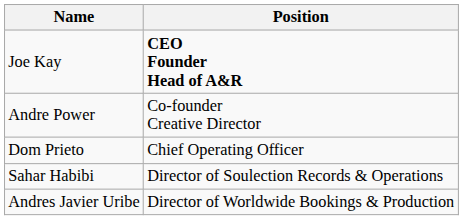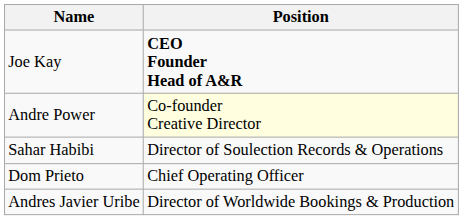(204, 115) no background -> (204, 115) lightyellow background
rows swapped: (51, 176) <-> (46, 150)
